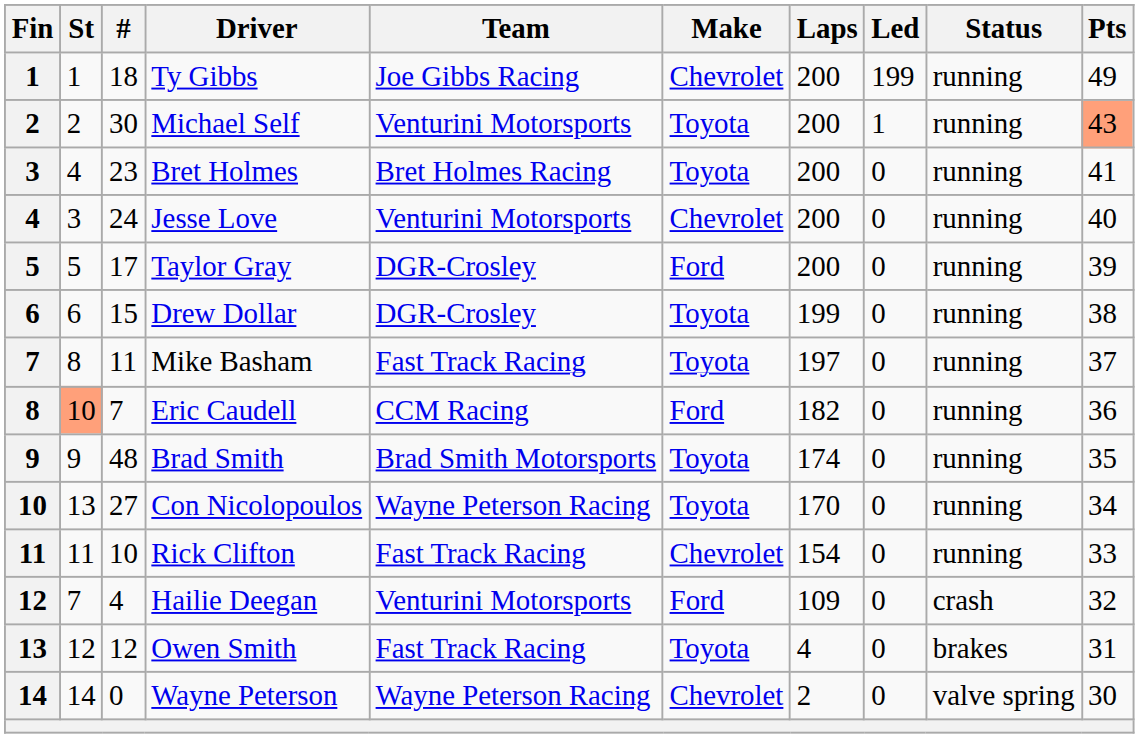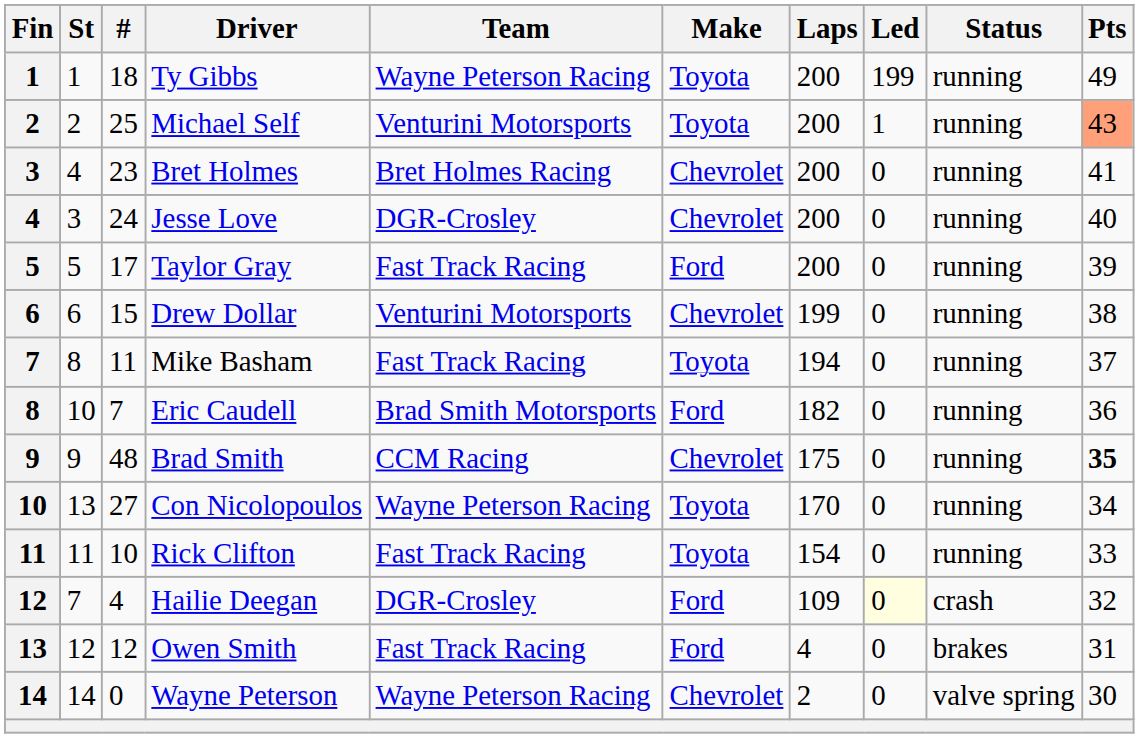(477, 76) Joe Gibbs Racing -> (513, 76) Wayne Peterson Racing
(726, 76) Chevrolet -> (709, 76) Toyota
(123, 123) 30 -> (123, 123) 25
(709, 171) Toyota -> (726, 171) Chevrolet
(503, 218) Venturini Motorsports -> (456, 218) DGR-Crosley
(456, 266) DGR-Crosley -> (481, 266) Fast Track Racing
(456, 314) DGR-Crosley -> (503, 314) Venturini Motorsports
(709, 314) Toyota -> (726, 314) Chevrolet
(818, 361) 197 -> (818, 361) 194
(81, 409) lightsalmon background -> (81, 409) no background
(452, 409) CCM Racing -> (516, 409) Brad Smith Motorsports
(516, 457) Brad Smith Motorsports -> (452, 457) CCM Racing
(709, 457) Toyota -> (726, 457) Chevrolet
(818, 457) 174 -> (818, 457) 175
(1102, 457) normal -> (1102, 457) bold
(726, 552) Chevrolet -> (709, 552) Toyota
(503, 599) Venturini Motorsports -> (456, 599) DGR-Crosley
(878, 599) no background -> (878, 599) lightyellow background
(709, 647) Toyota -> (697, 647) Ford
